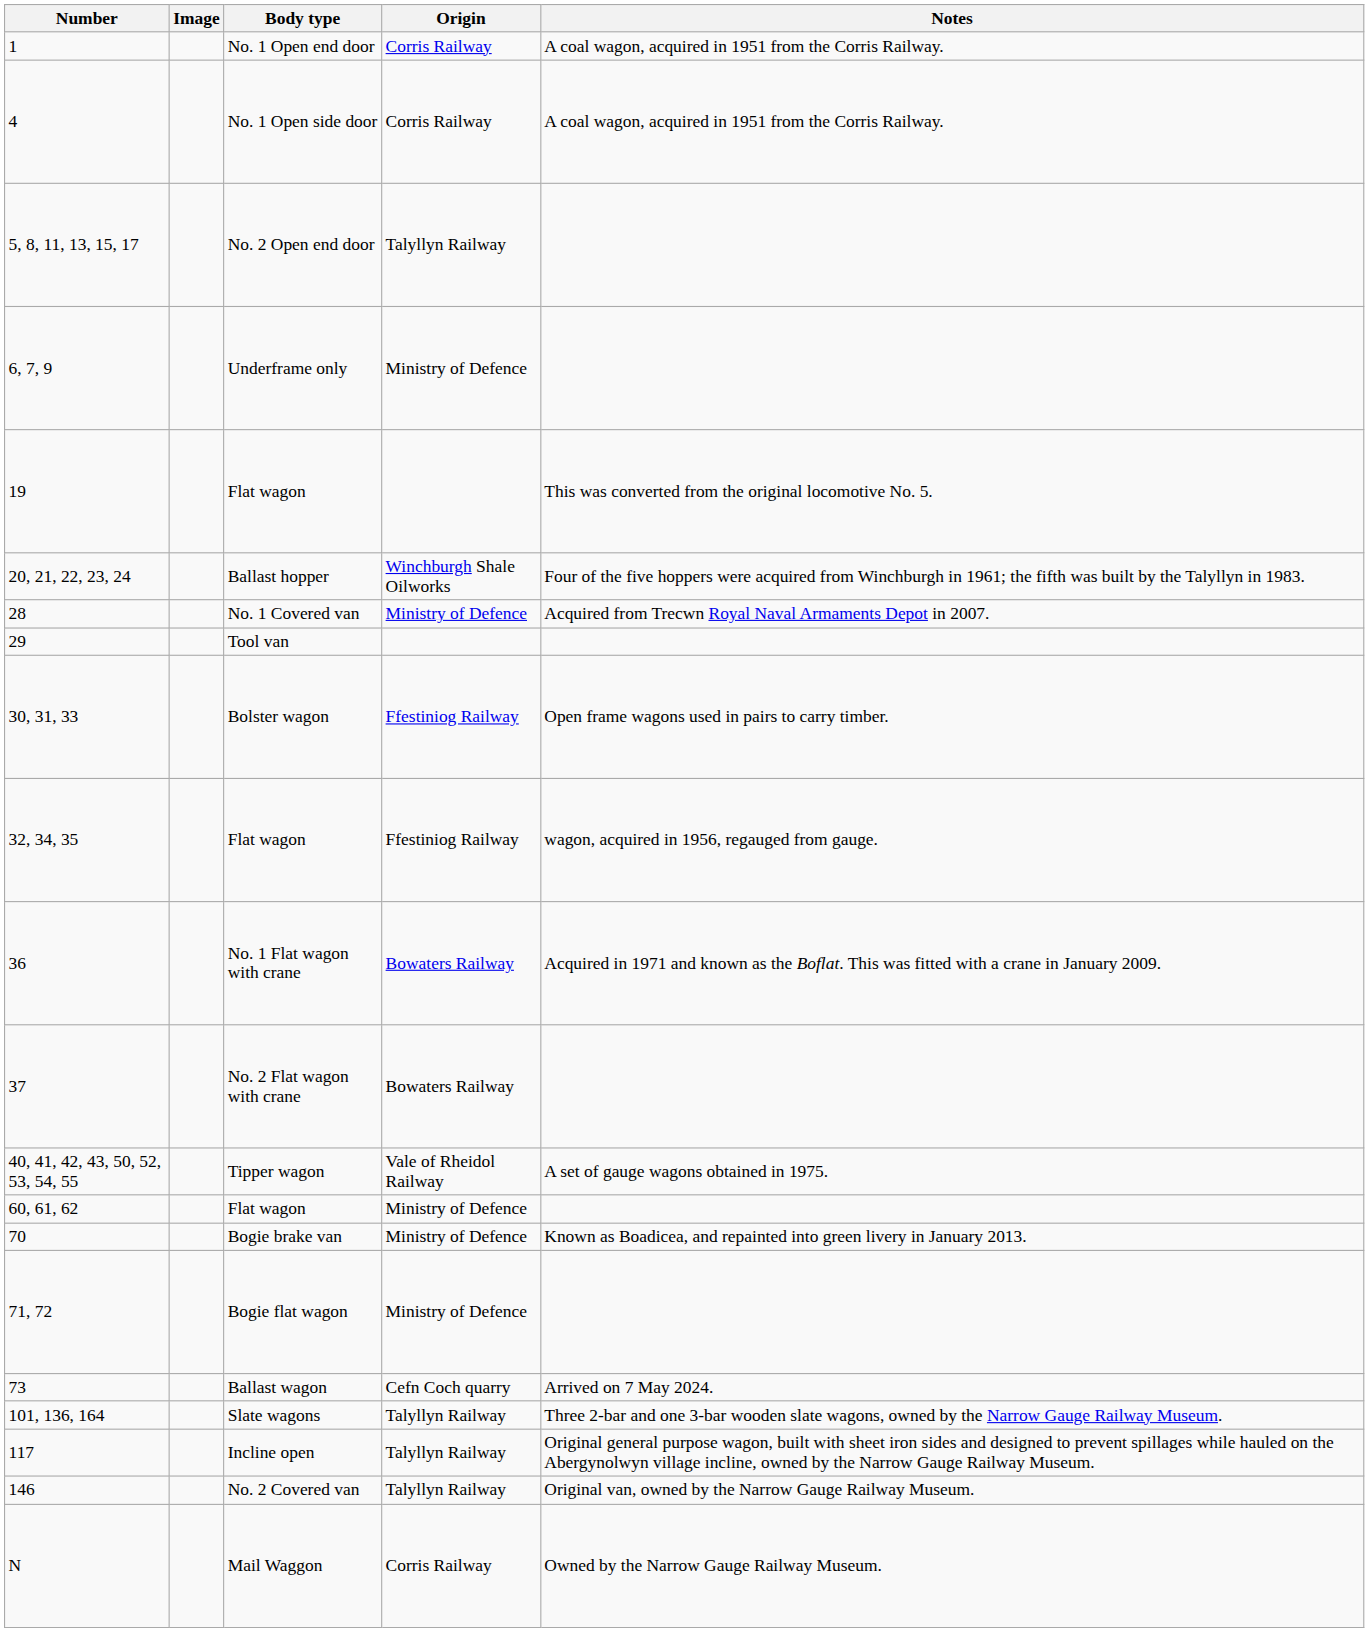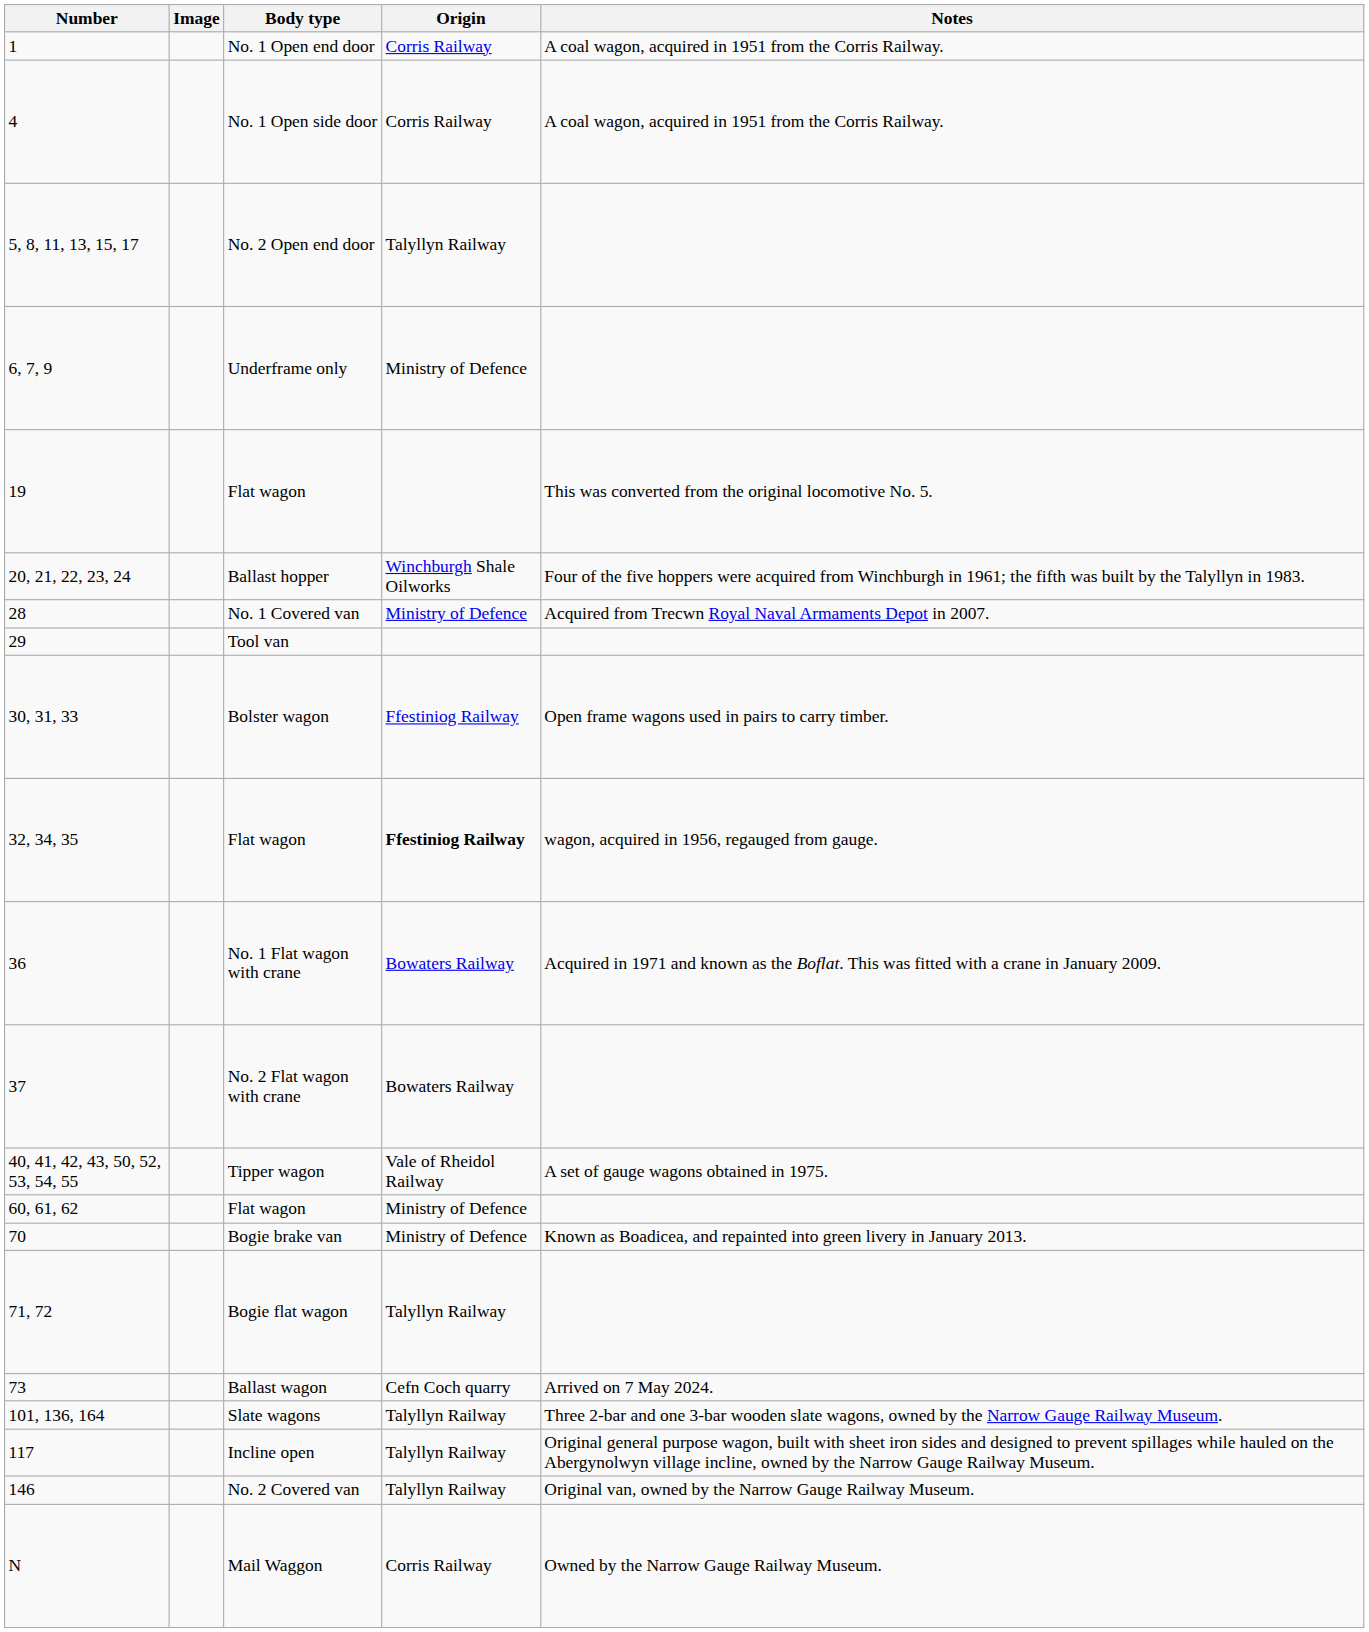(452, 839) normal -> (455, 839) bold
(456, 1311) Ministry of Defence -> (446, 1311) Talyllyn Railway
